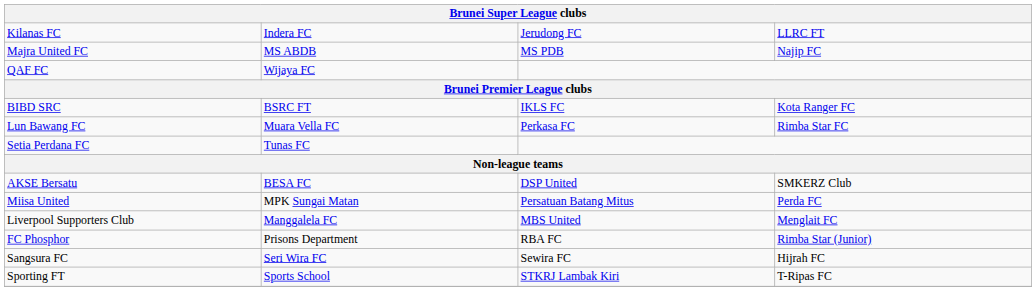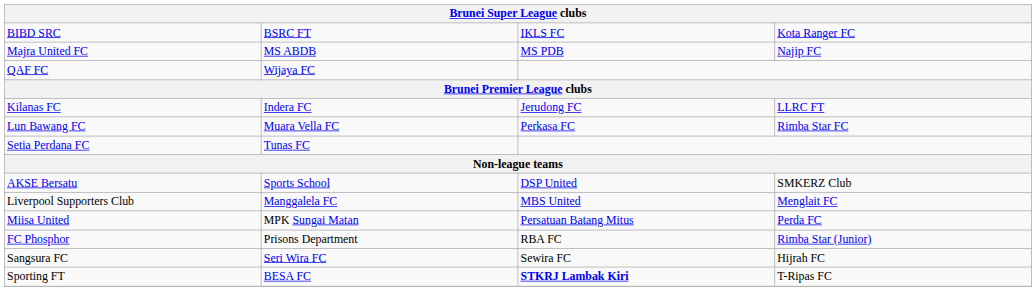rows swapped: (34, 32) <-> (34, 107)
(287, 182) BESA FC -> (297, 182) Sports School
rows swapped: (71, 220) <-> (38, 201)
(297, 276) Sports School -> (287, 276) BESA FC
(570, 276) normal -> (575, 276) bold
